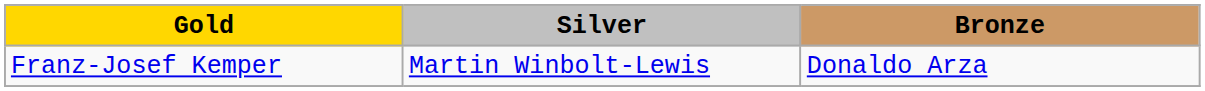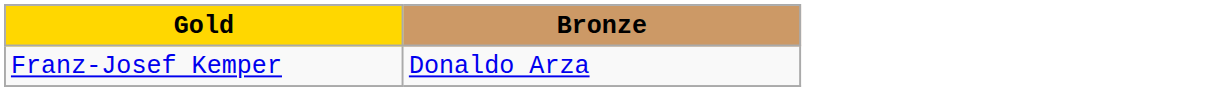- column: (602, 25)
